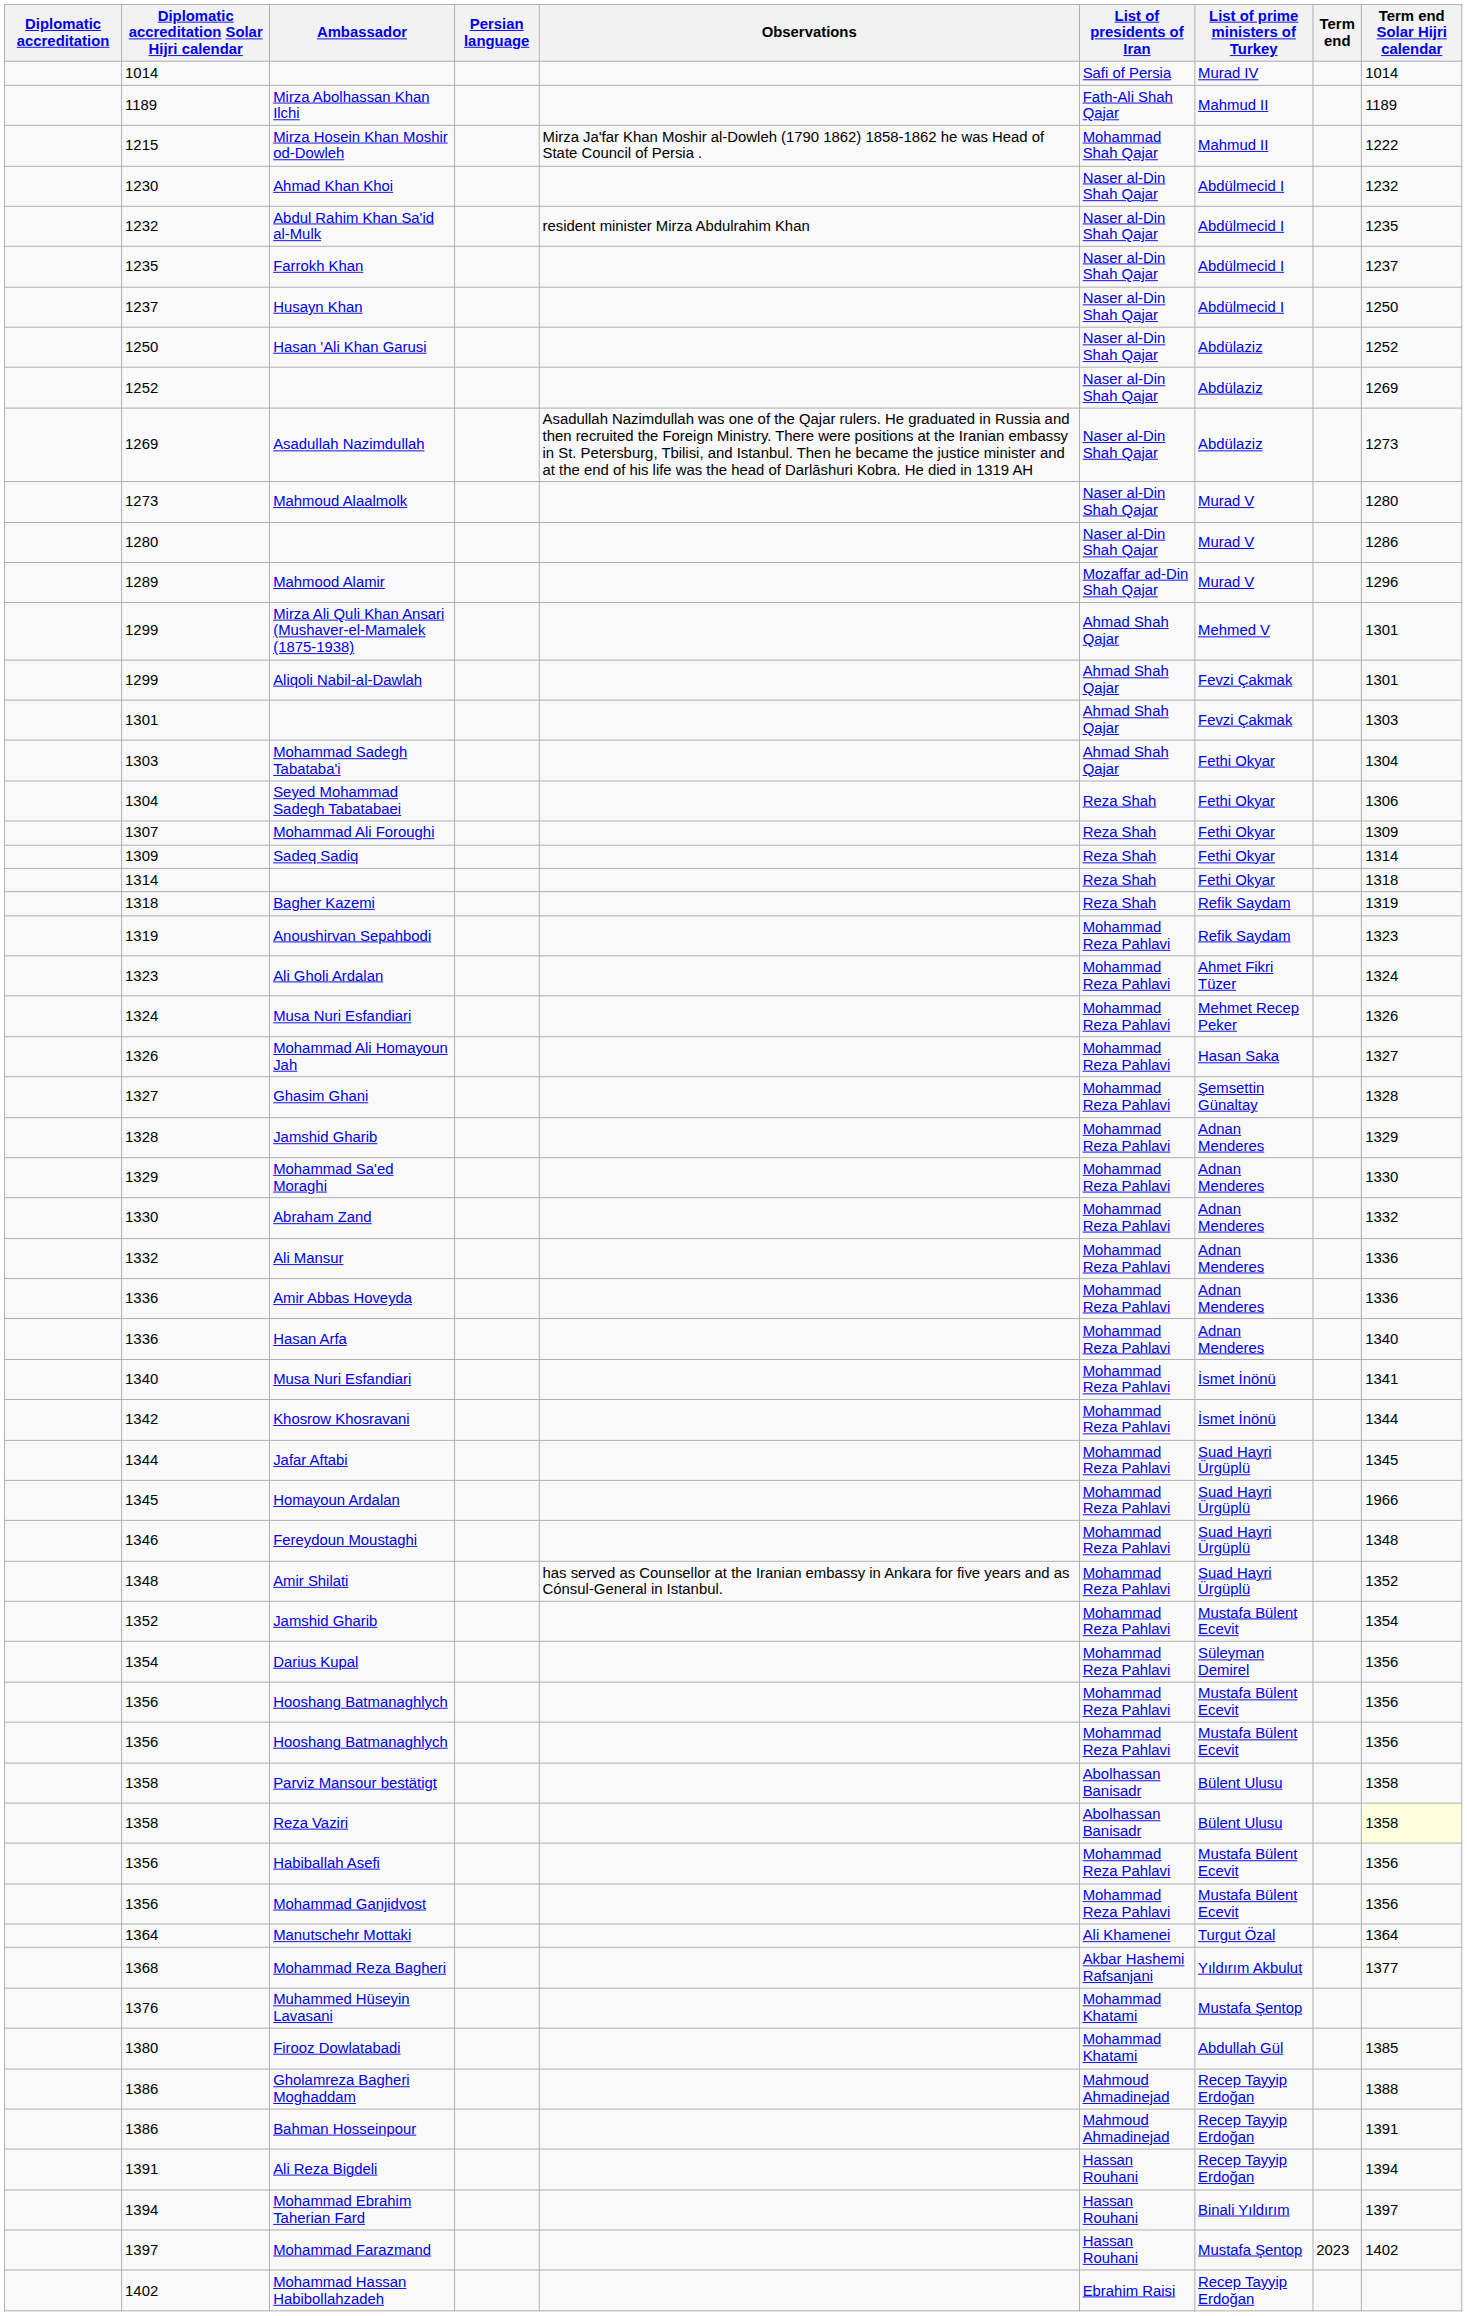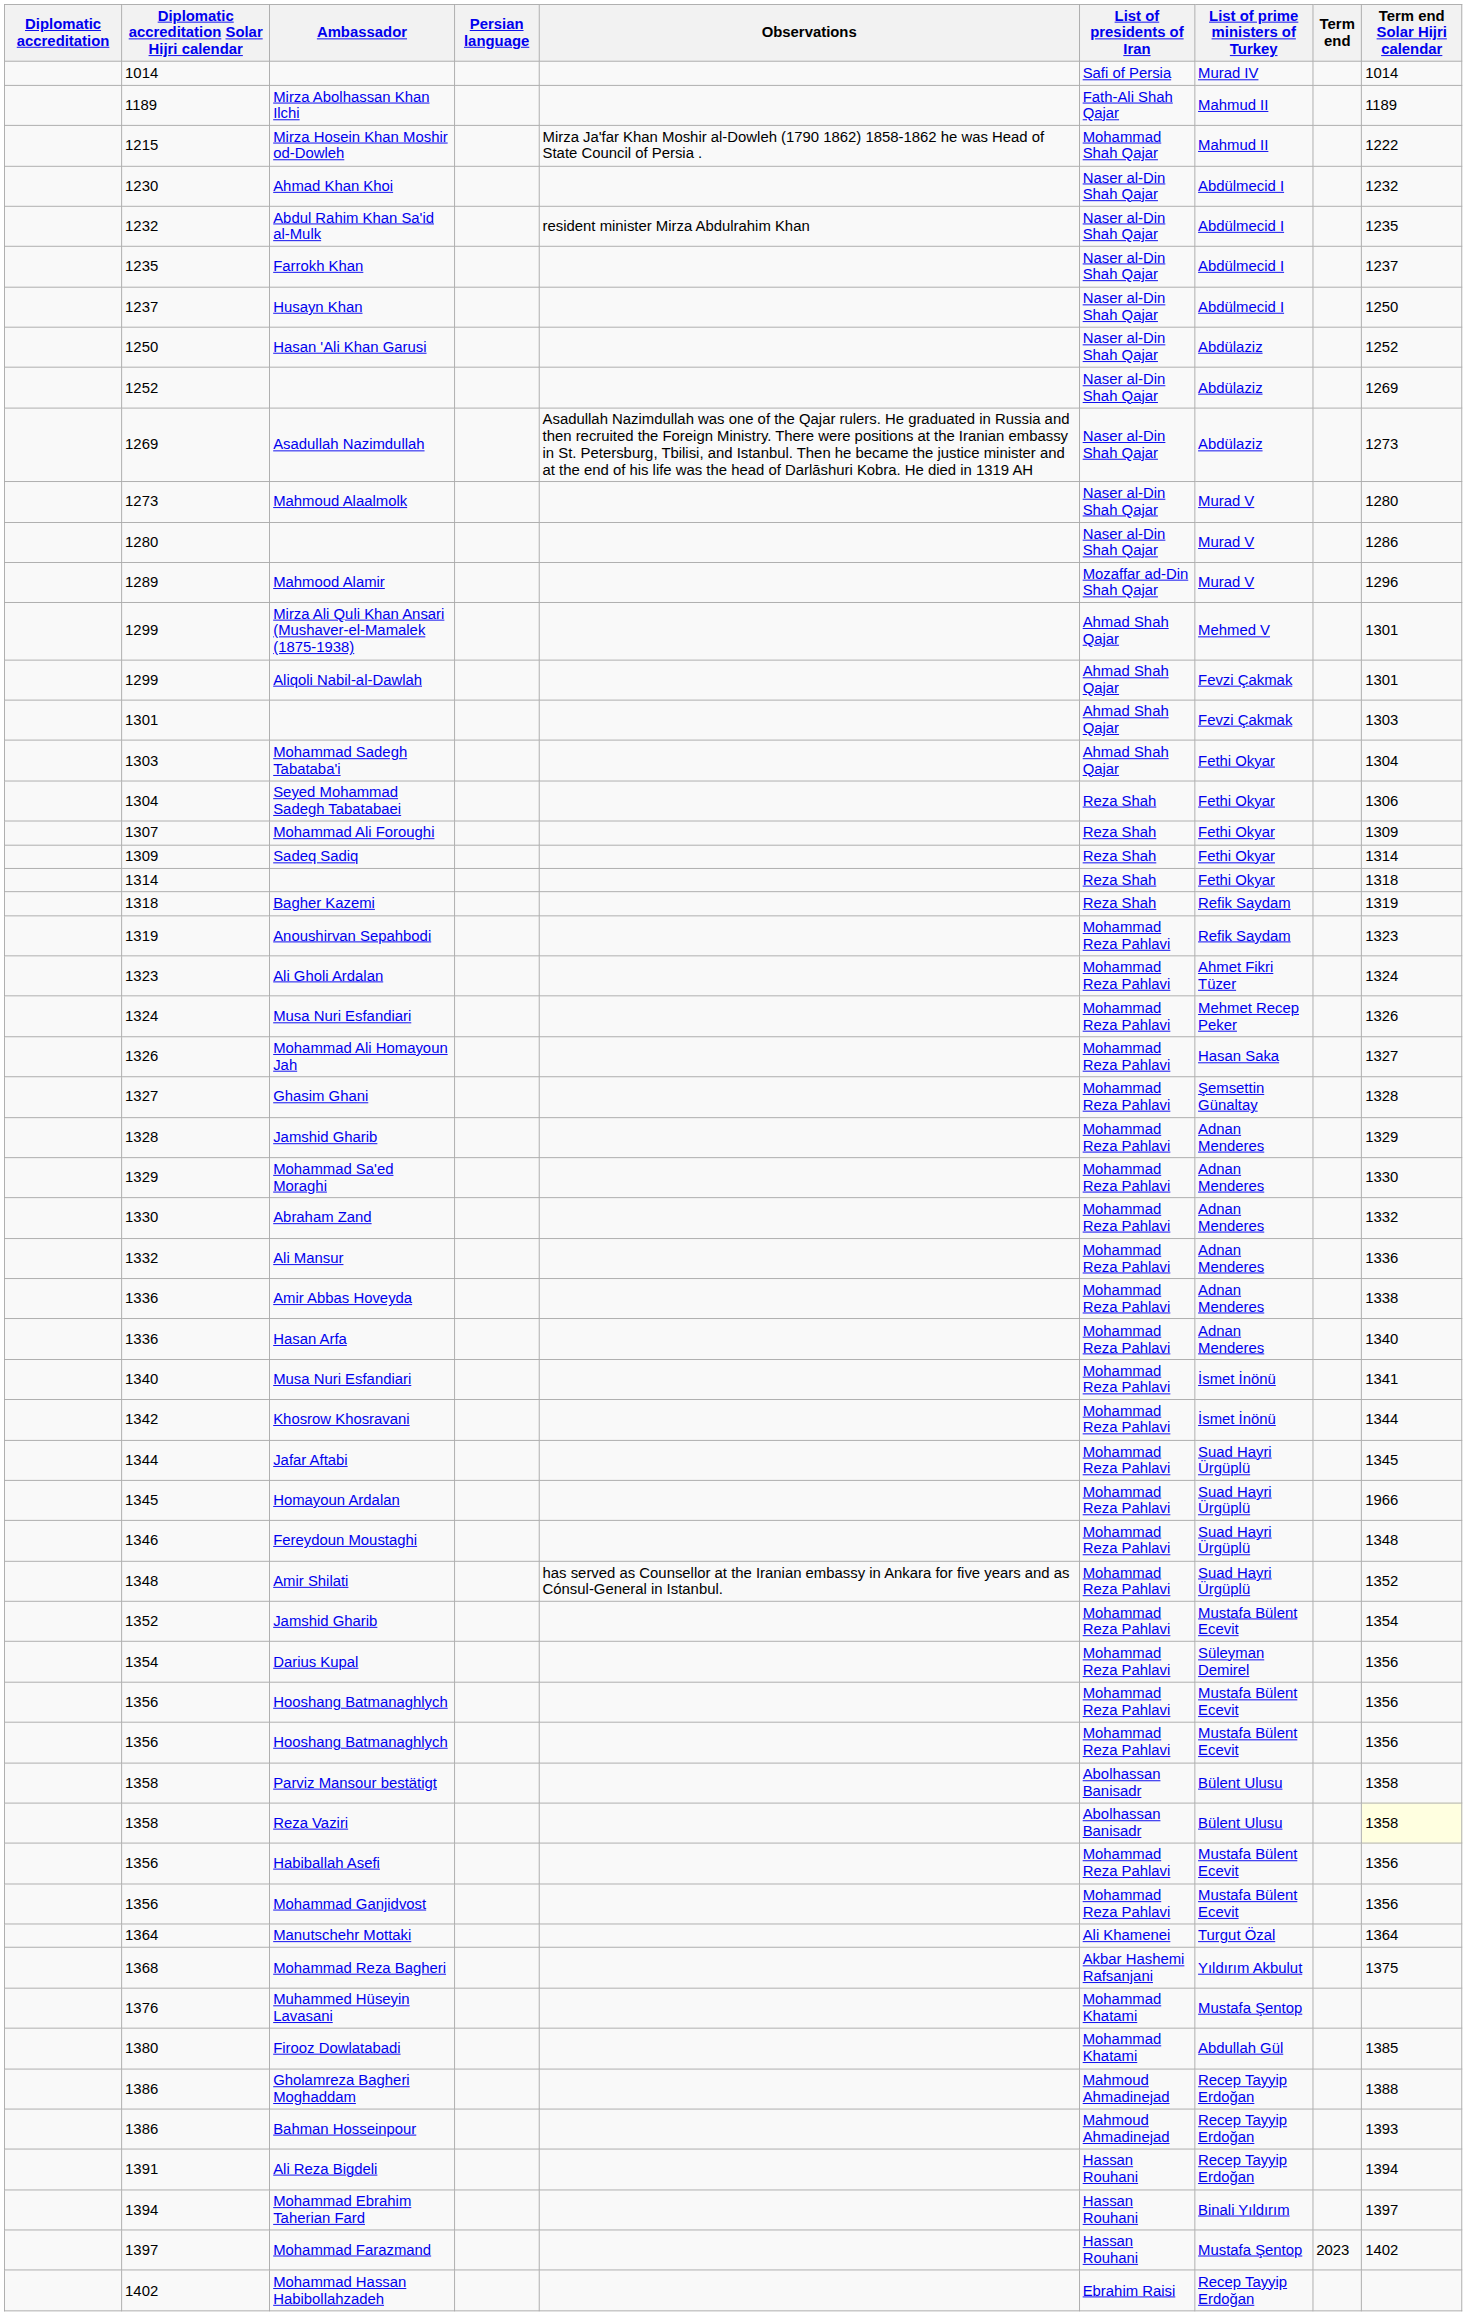(1382, 1298) 1336 -> (1382, 1298) 1338
(1382, 1967) 1377 -> (1382, 1967) 1375
(1382, 2129) 1391 -> (1382, 2129) 1393
